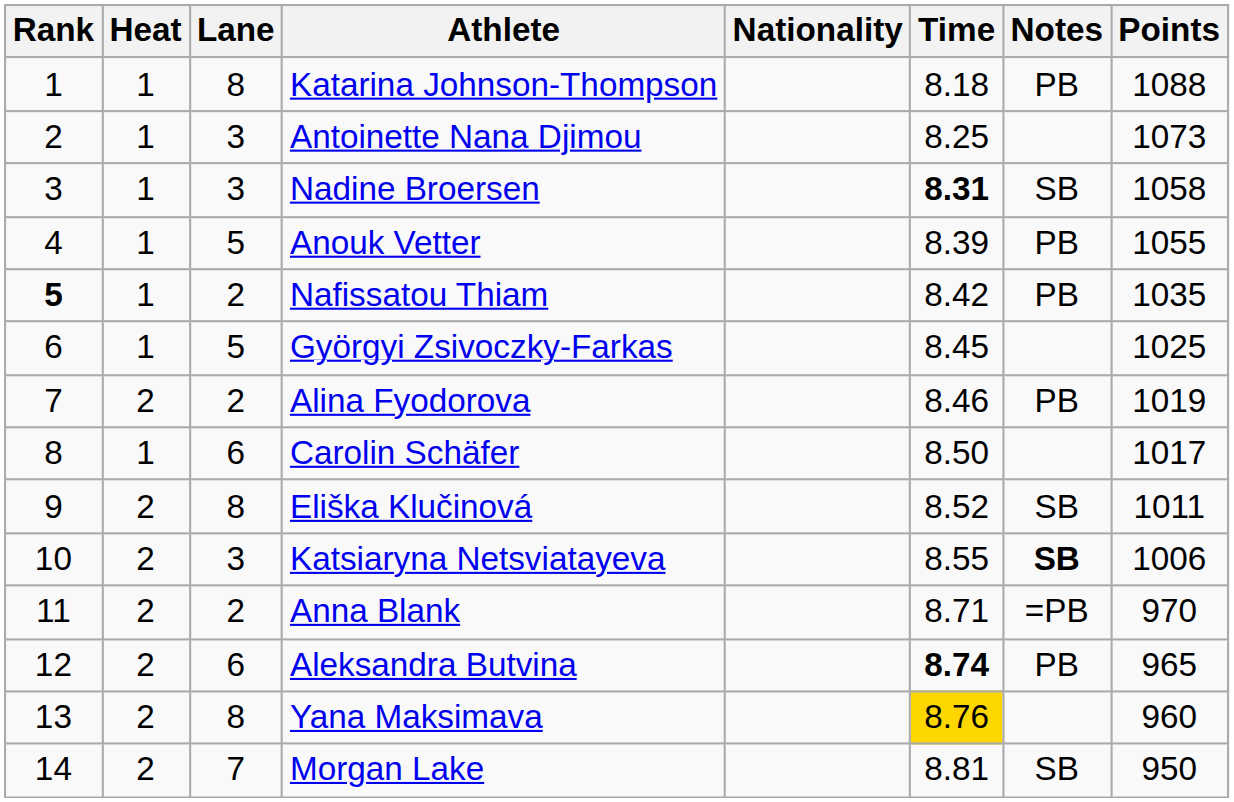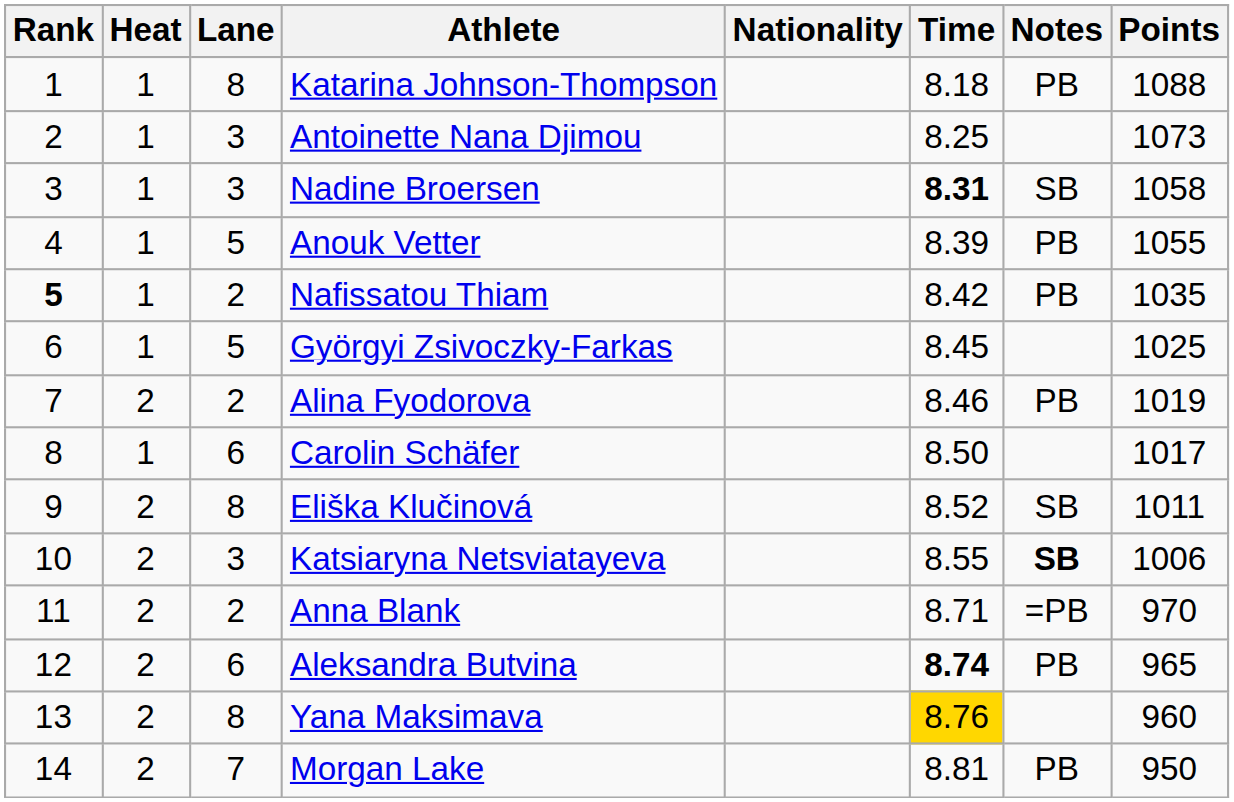(1057, 769) SB -> (1057, 769) PB
